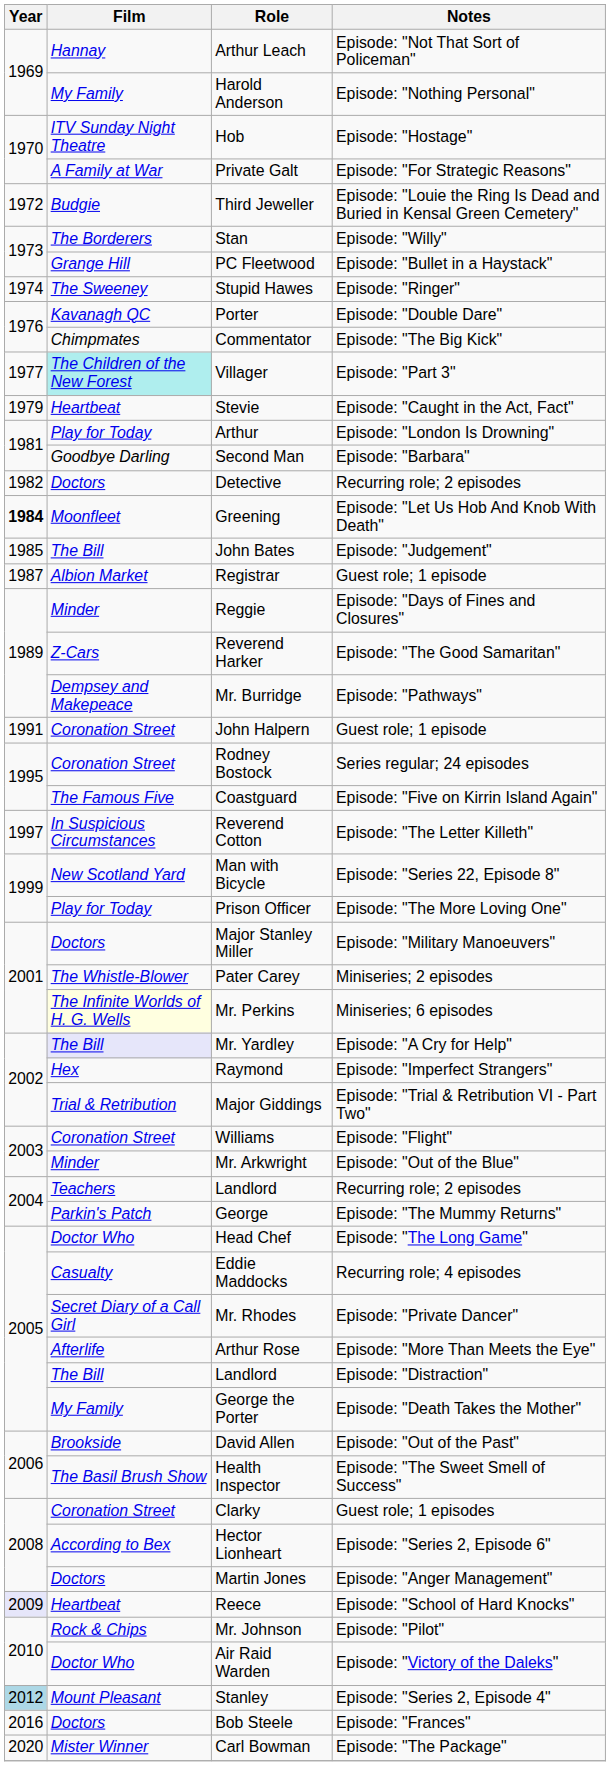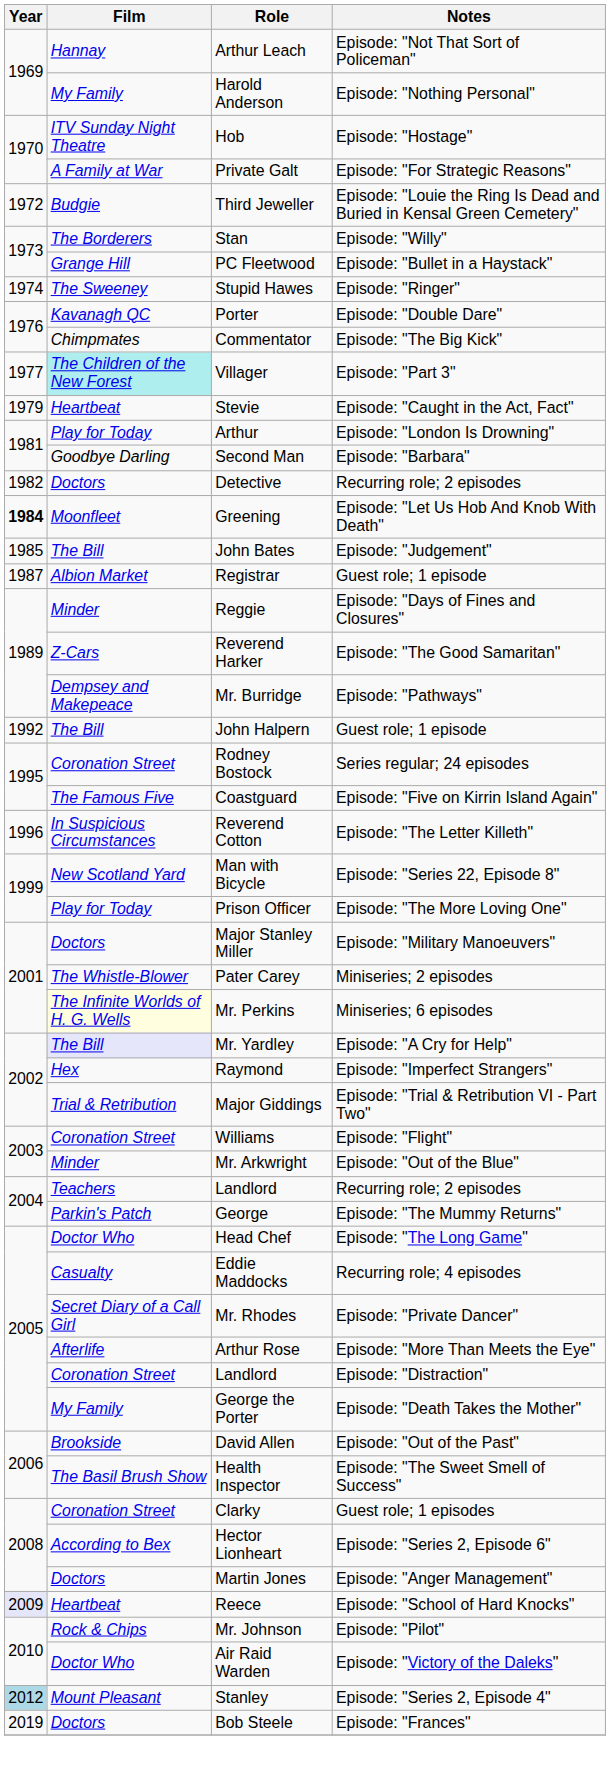(26, 730) 1991 -> (26, 730) 1992
(113, 730) Coronation Street -> (77, 730) The Bill
(26, 832) 1997 -> (26, 832) 1996
(77, 1375) The Bill -> (113, 1375) Coronation Street
(26, 1722) 2016 -> (26, 1722) 2019
- row: (263, 1747)
